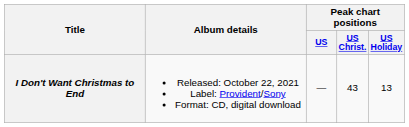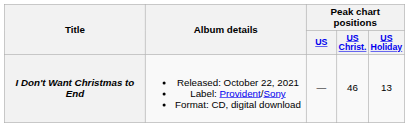(353, 88) 43 -> (353, 88) 46
